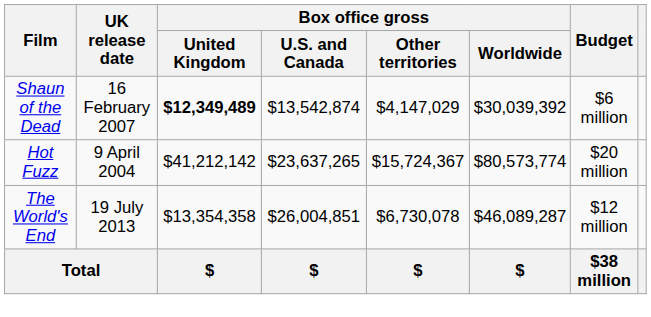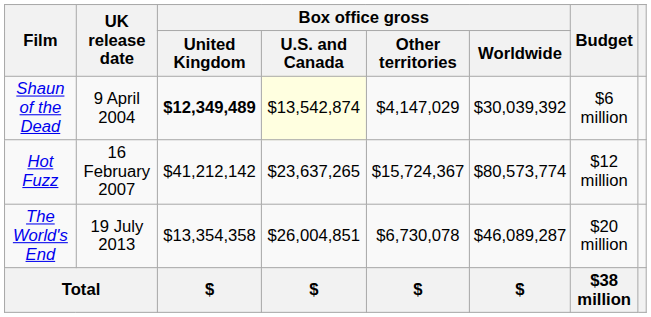(117, 107) 16 February 2007 -> (117, 107) 9 April 2004
(314, 107) no background -> (314, 107) lightyellow background
(117, 162) 9 April 2004 -> (117, 171) 16 February 2007
(604, 162) $20 million -> (604, 171) $12 million
(604, 216) $12 million -> (604, 235) $20 million
